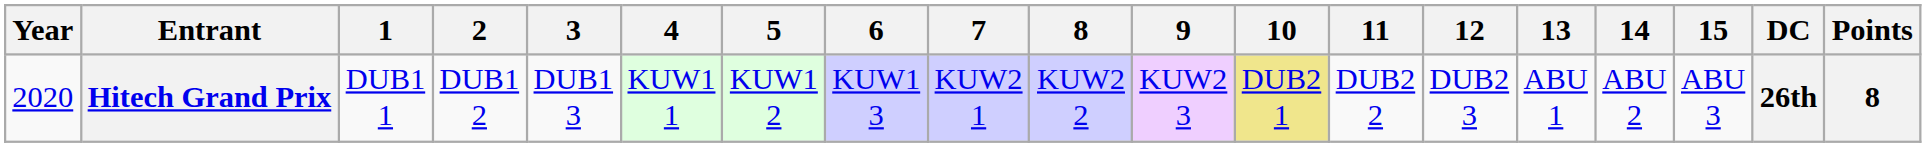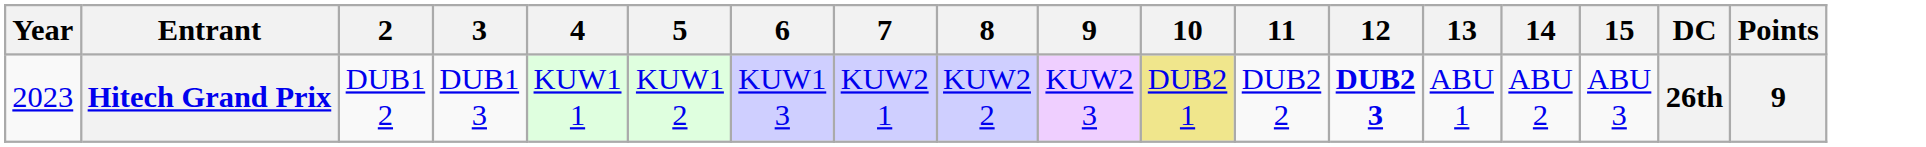- column: (385, 29)
(43, 97) 2020 -> (43, 97) 2023
(1469, 97) normal -> (1375, 97) bold
(1872, 97) 8 -> (1778, 97) 9
